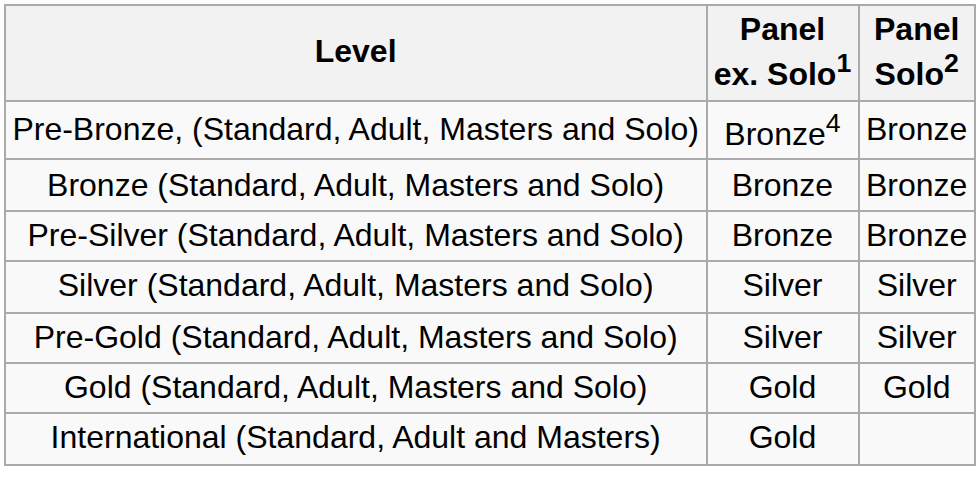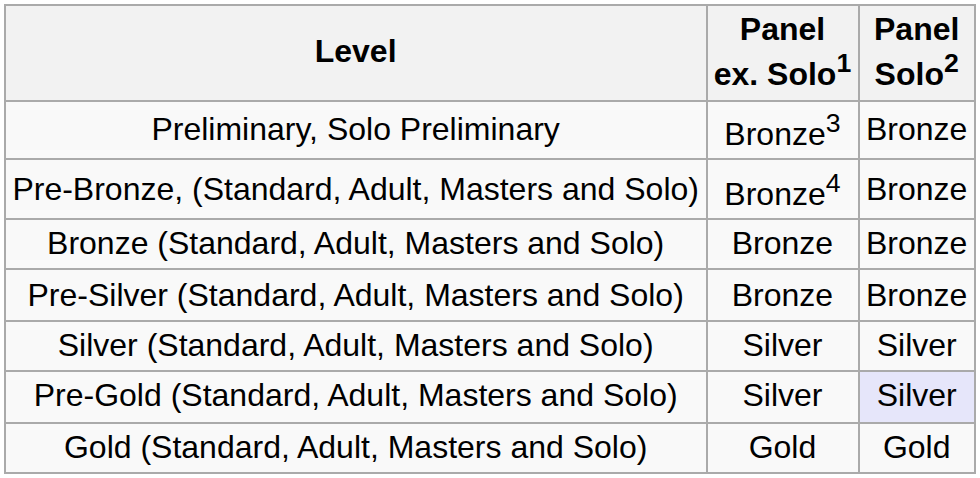+ row: (356, 129)
(917, 336) no background -> (917, 396) lavender background
- row: (356, 438)
